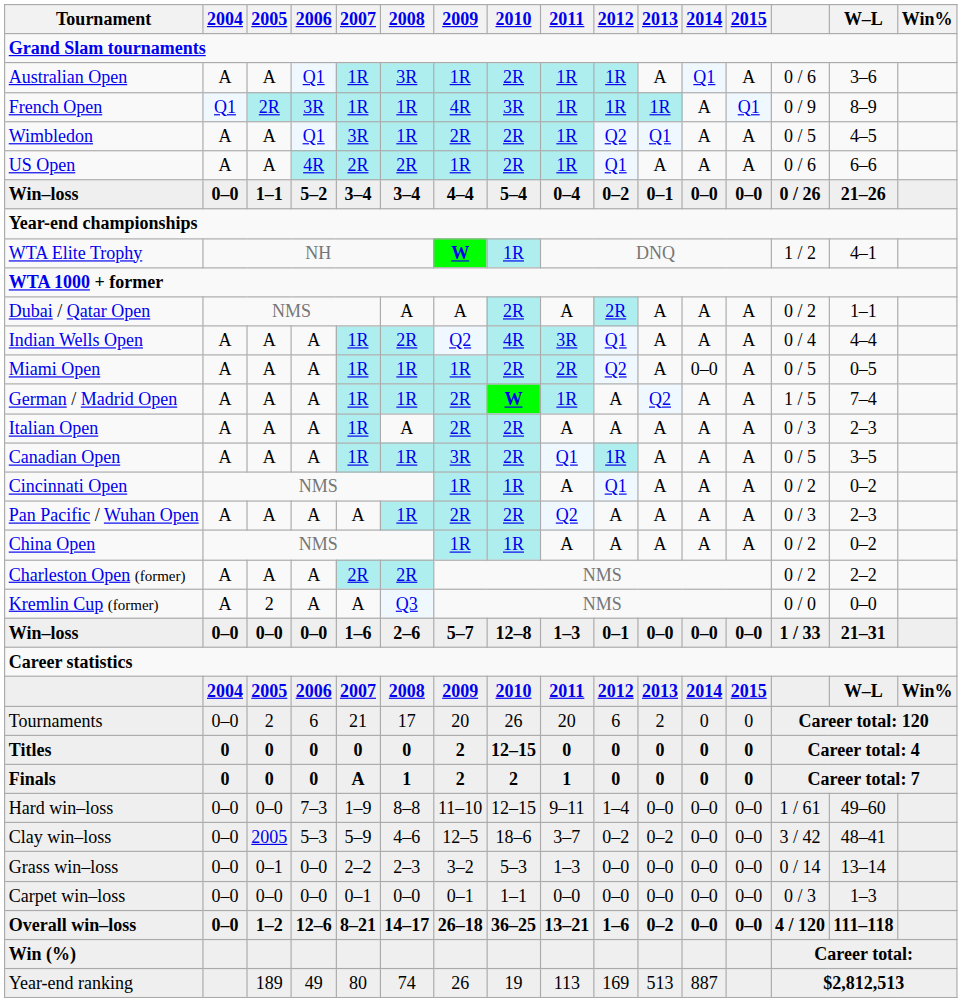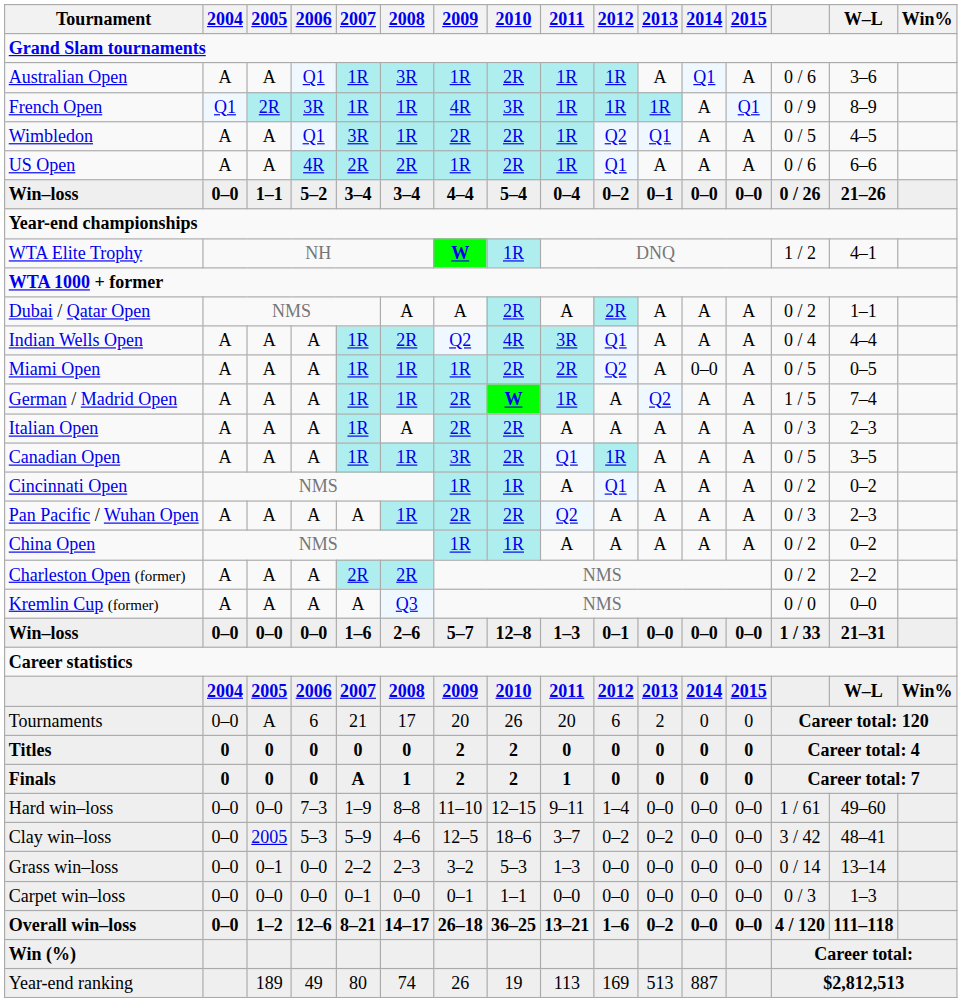(269, 602) 2 -> (269, 602) A
(269, 719) 2 -> (269, 719) A
(514, 749) 12–15 -> (514, 749) 2
